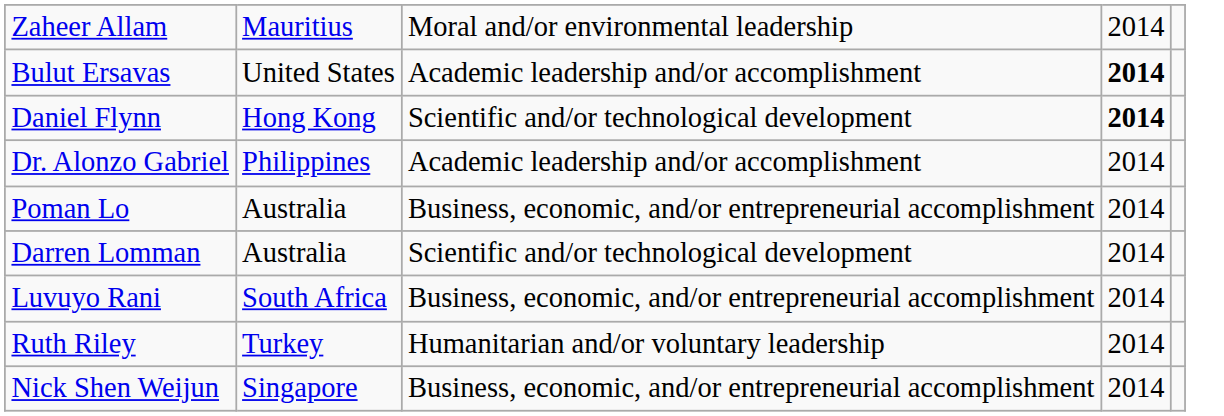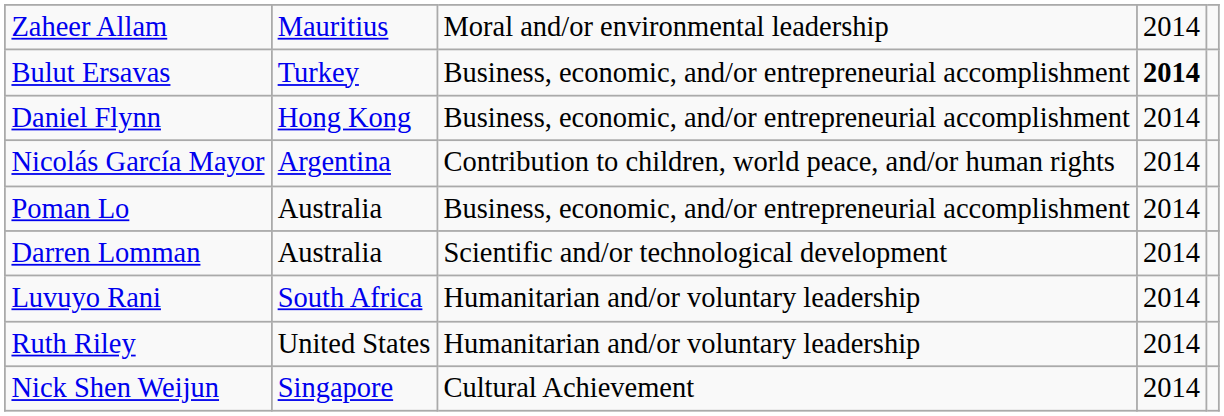(318, 72) United States -> (318, 72) Turkey
(665, 72) Academic leadership and/or accomplishment -> (787, 72) Business, economic, and/or entrepreneurial accomplishment
(660, 117) Scientific and/or technological development -> (787, 117) Business, economic, and/or entrepreneurial accomplishment
(1136, 117) bold -> (1172, 117) normal
- row: (120, 162)
+ row: (138, 162)
(751, 298) Business, economic, and/or entrepreneurial accomplishment -> (682, 298) Humanitarian and/or voluntary leadership
(283, 343) Turkey -> (354, 343) United States
(751, 388) Business, economic, and/or entrepreneurial accomplishment -> (569, 388) Cultural Achievement
